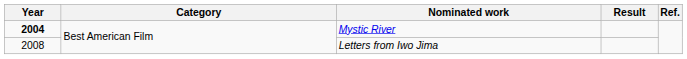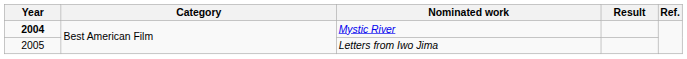(33, 45) 2008 -> (33, 45) 2005
